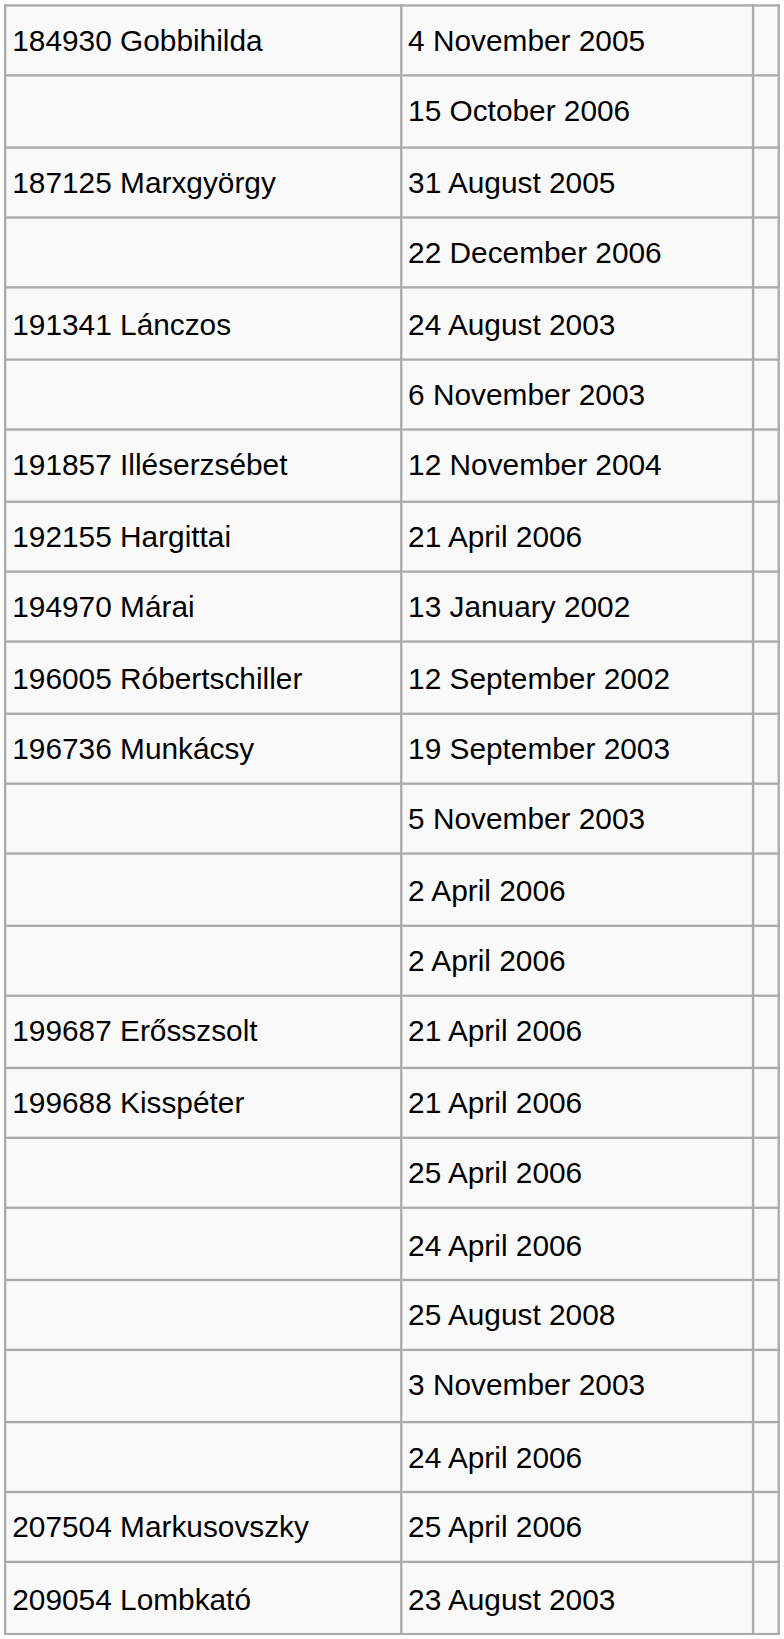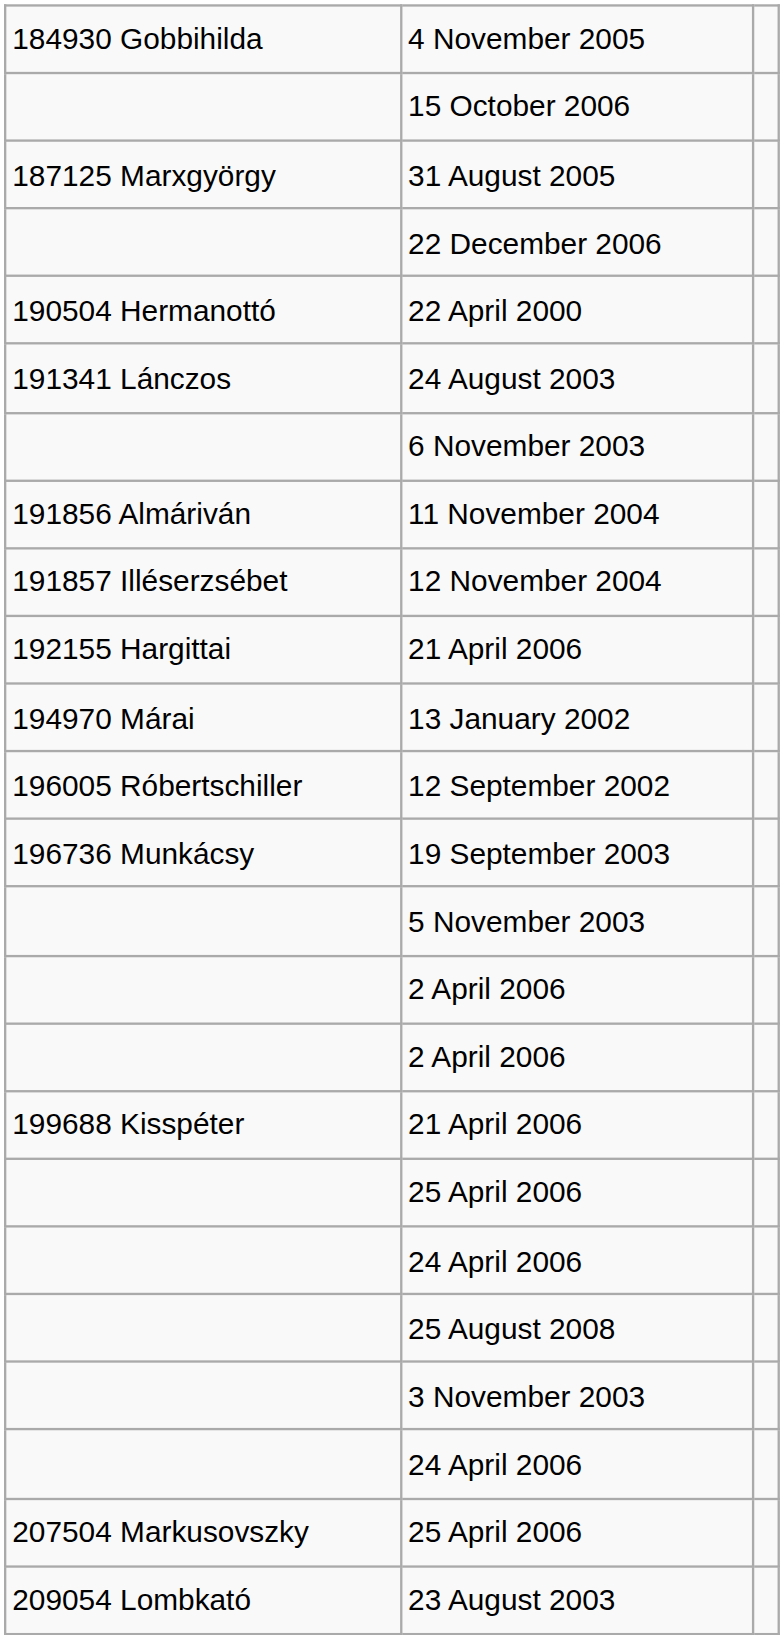+ row: (144, 310)
+ row: (132, 514)
- row: (135, 1032)
